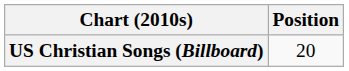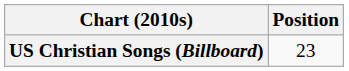(306, 50) 20 -> (306, 50) 23
